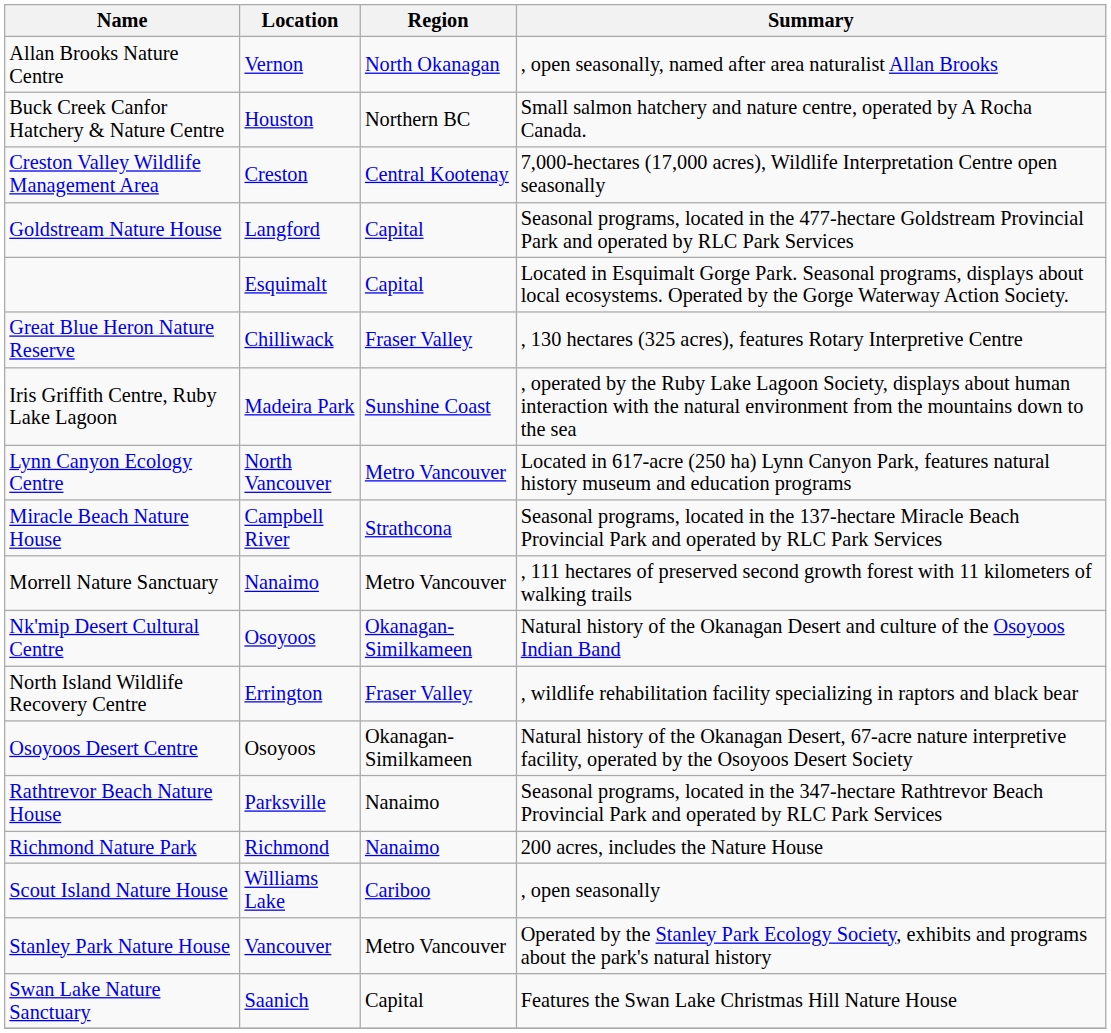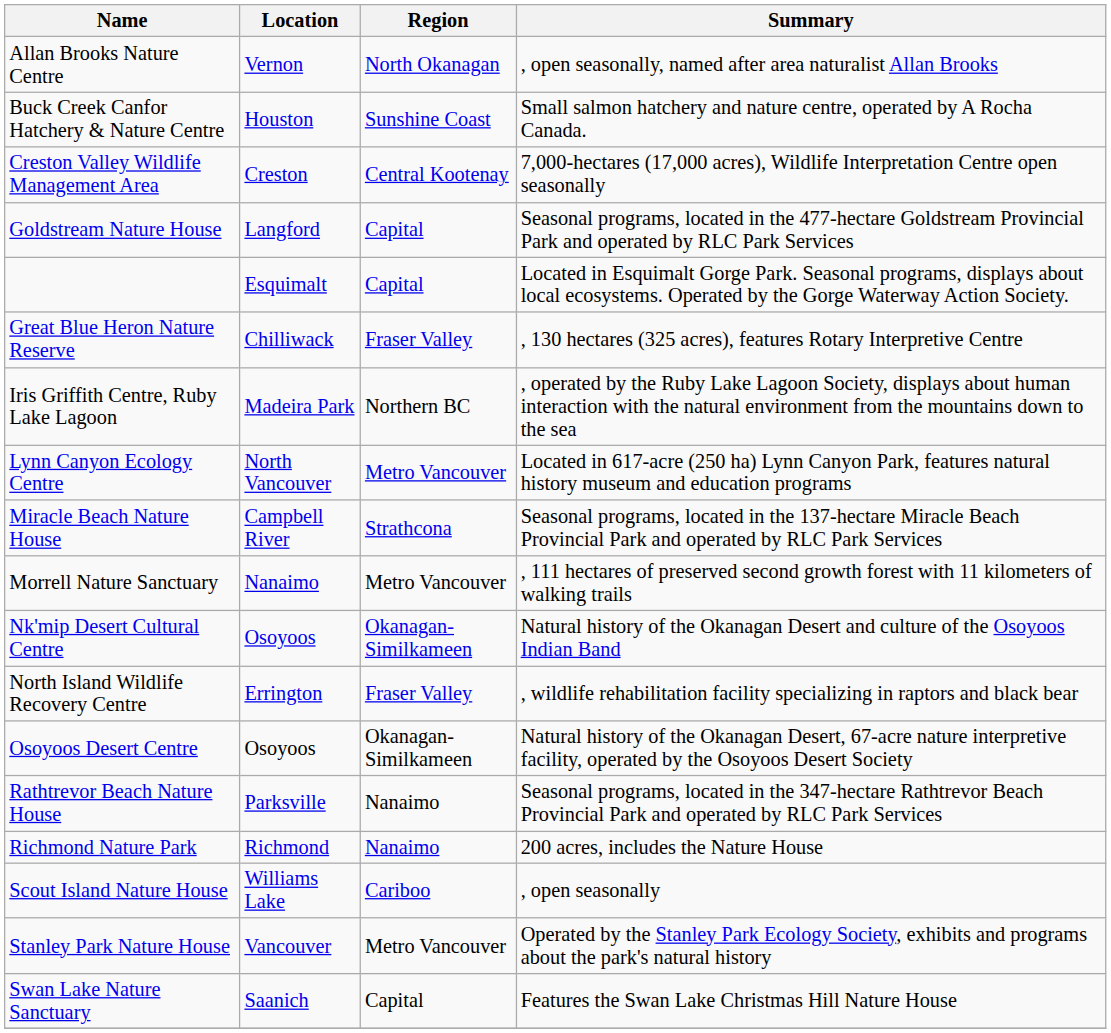(418, 119) Northern BC -> (428, 119) Sunshine Coast
(428, 406) Sunshine Coast -> (418, 406) Northern BC
